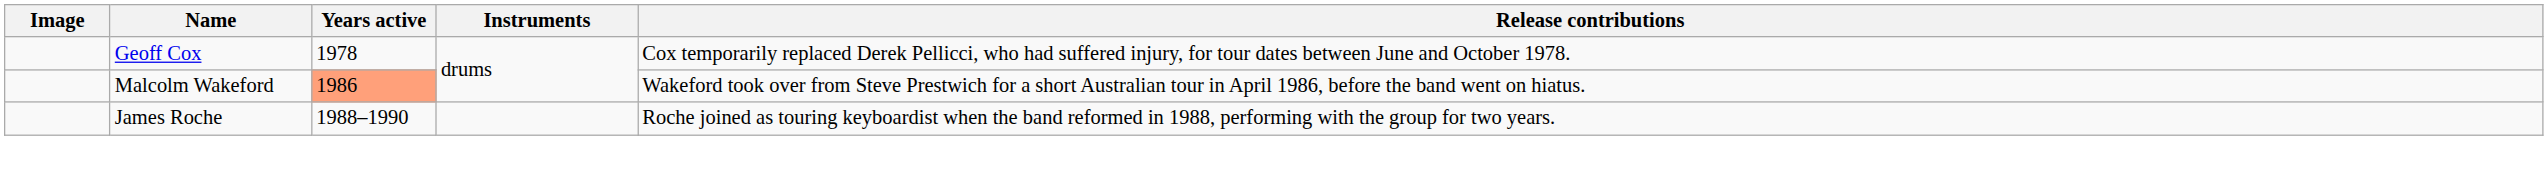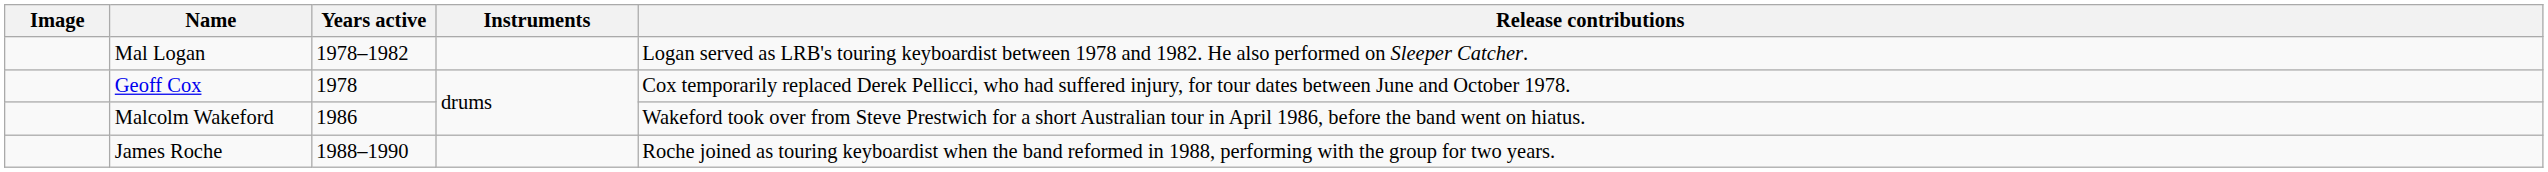+ row: (160, 53)
(337, 85) lightsalmon background -> (337, 118) no background
